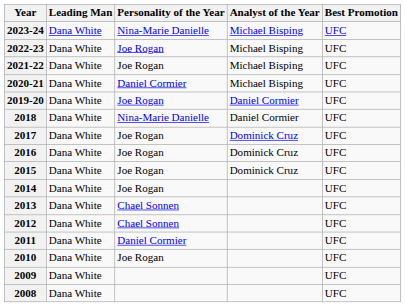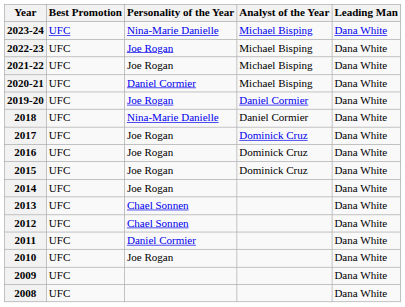columns swapped: (81, 13) <-> (361, 13)
